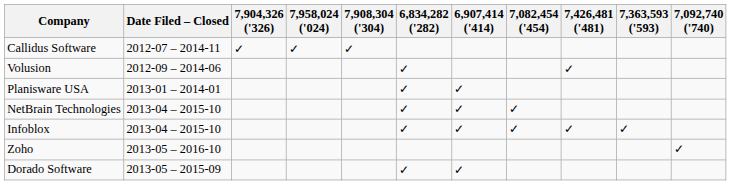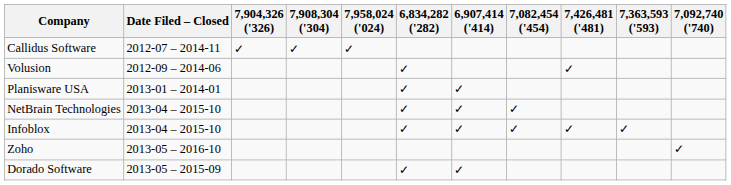columns swapped: (369, 21) <-> (314, 21)
